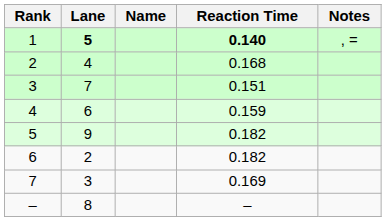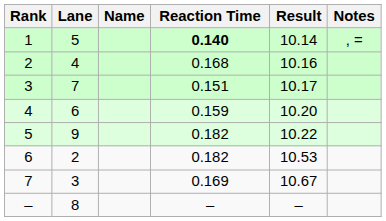+ column: (299, 16)
(88, 39) bold -> (75, 39) normal
